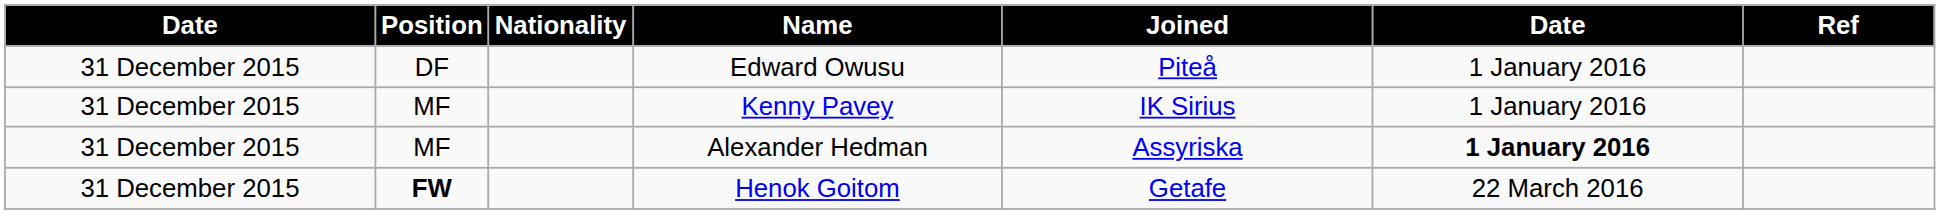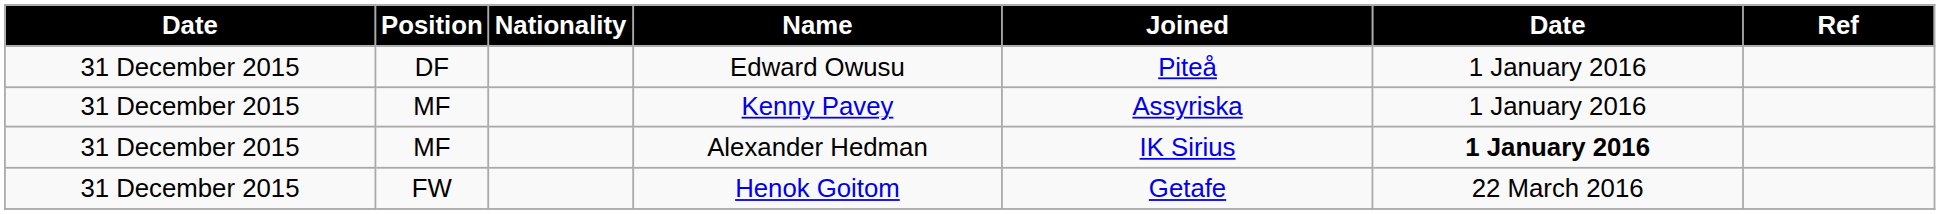(1188, 107) IK Sirius -> (1188, 107) Assyriska
(1188, 148) Assyriska -> (1188, 148) IK Sirius
(432, 189) bold -> (432, 189) normal
